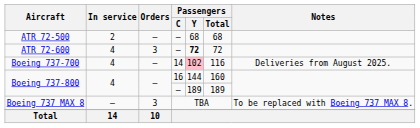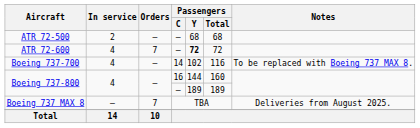(155, 50) 3 -> (155, 50) 7
(194, 63) pink background -> (194, 63) no background
(323, 63) Deliveries from August 2025. -> (323, 63) To be replaced with Boeing 737 MAX 8.
(155, 103) 3 -> (155, 103) 7
(323, 103) To be replaced with Boeing 737 MAX 8. -> (323, 103) Deliveries from August 2025.
